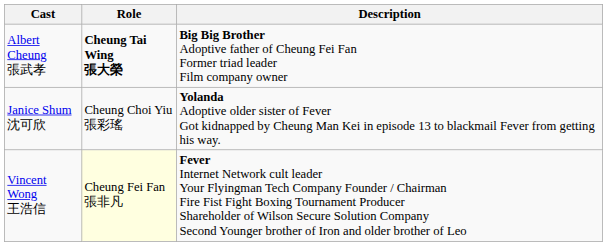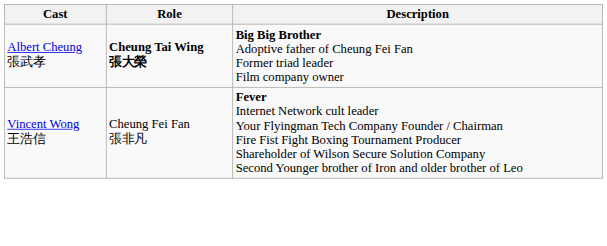- row: (39, 117)
(125, 194) lightyellow background -> (149, 132) no background
